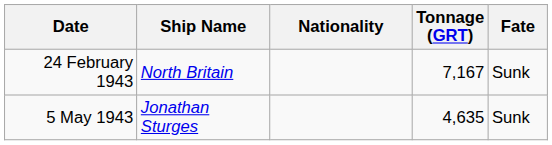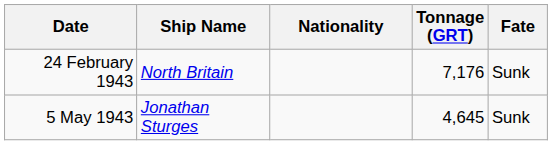(463, 72) 7,167 -> (463, 72) 7,176
(463, 117) 4,635 -> (463, 117) 4,645
